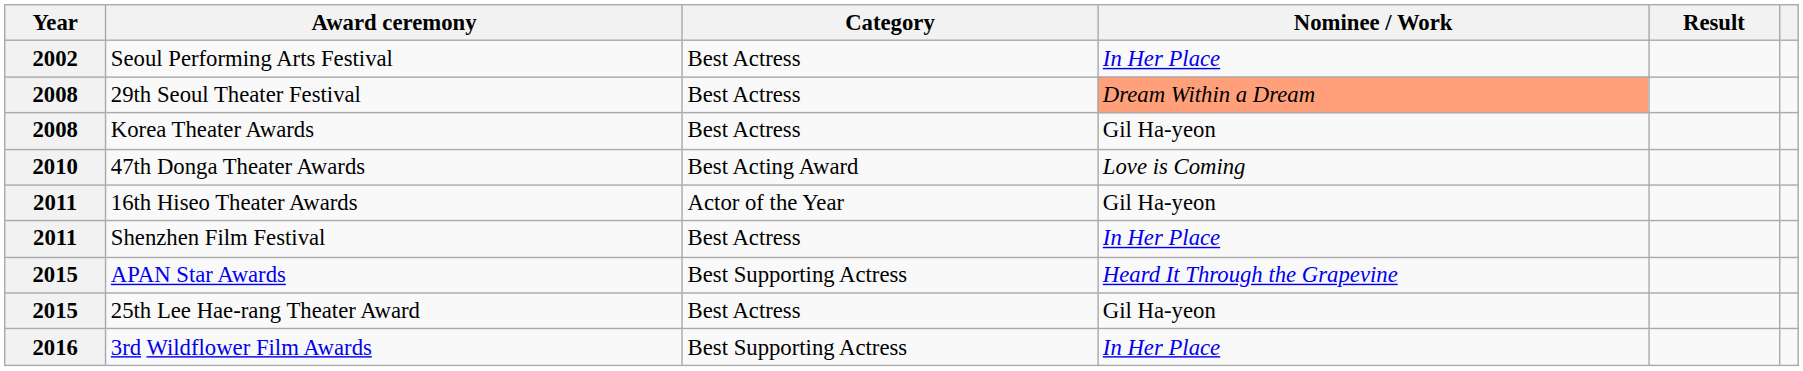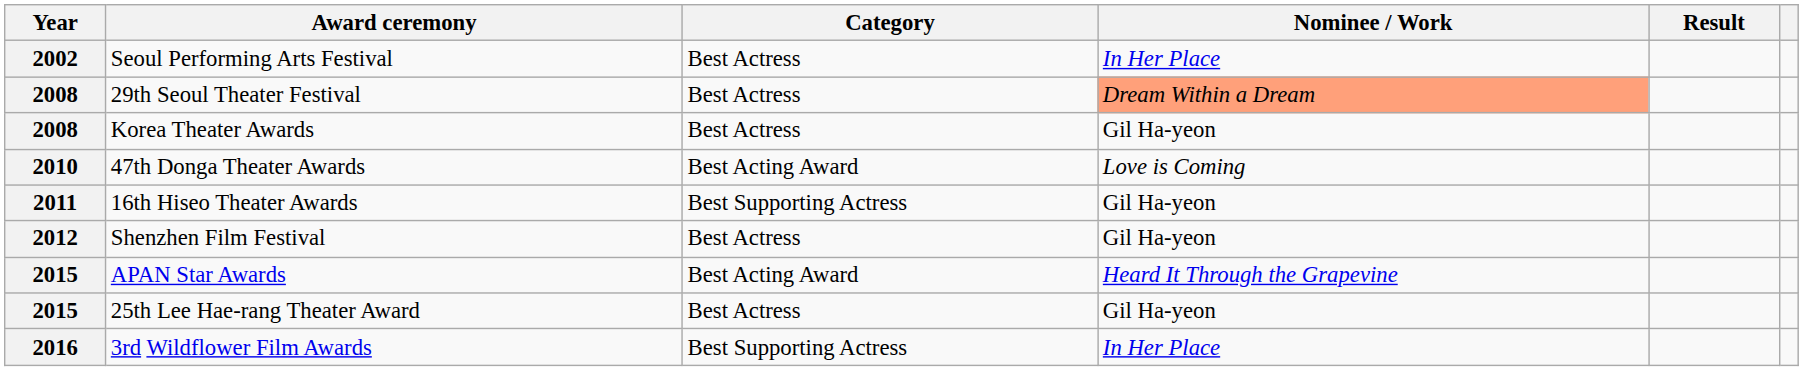(766, 202) Actor of the Year -> (797, 202) Best Supporting Actress
(55, 238) 2011 -> (55, 238) 2012
(1162, 238) In Her Place -> (1159, 238) Gil Ha-yeon
(797, 274) Best Supporting Actress -> (773, 274) Best Acting Award
